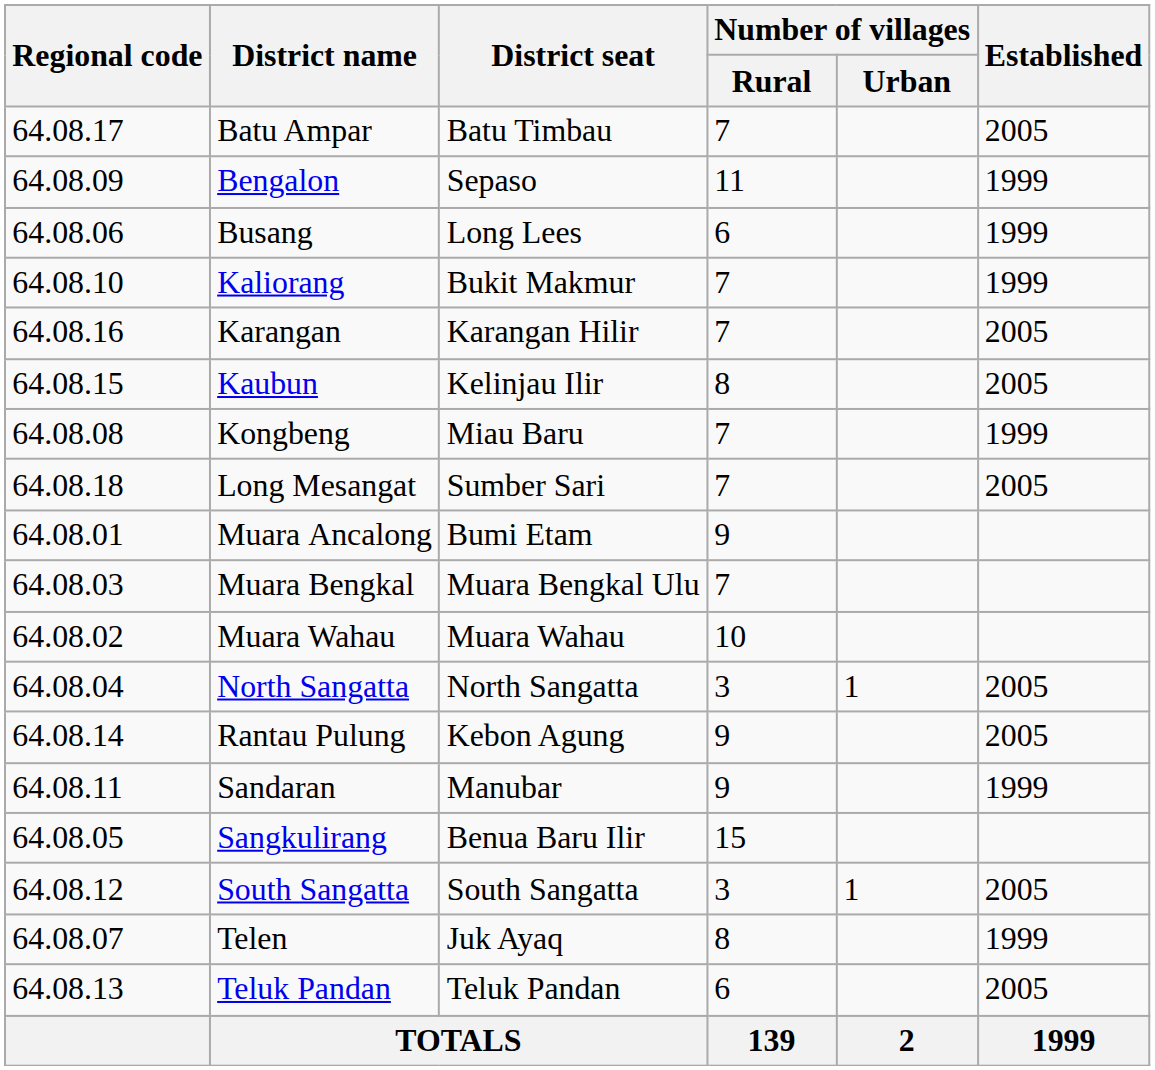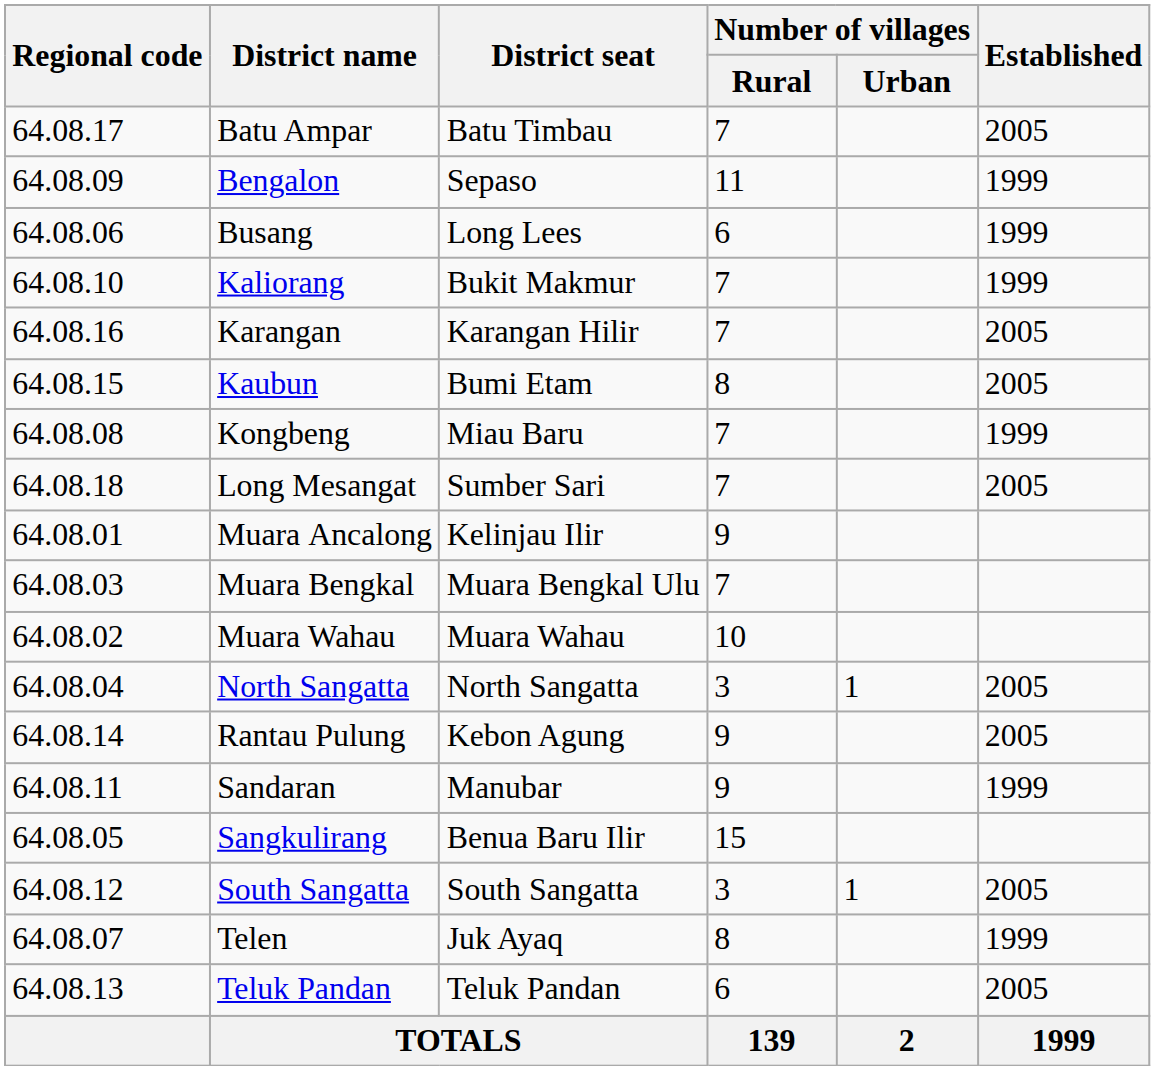(525, 383) Kelinjau Ilir -> (520, 383) Bumi Etam
(520, 534) Bumi Etam -> (525, 534) Kelinjau Ilir
